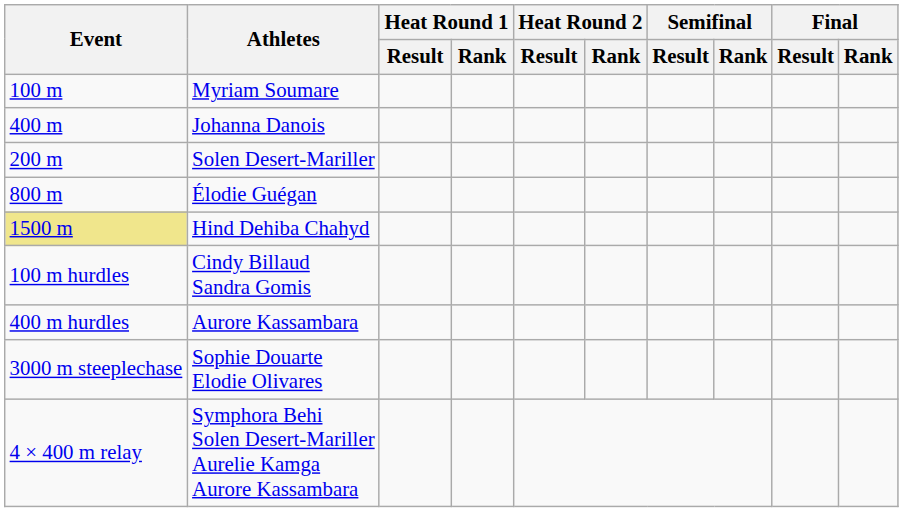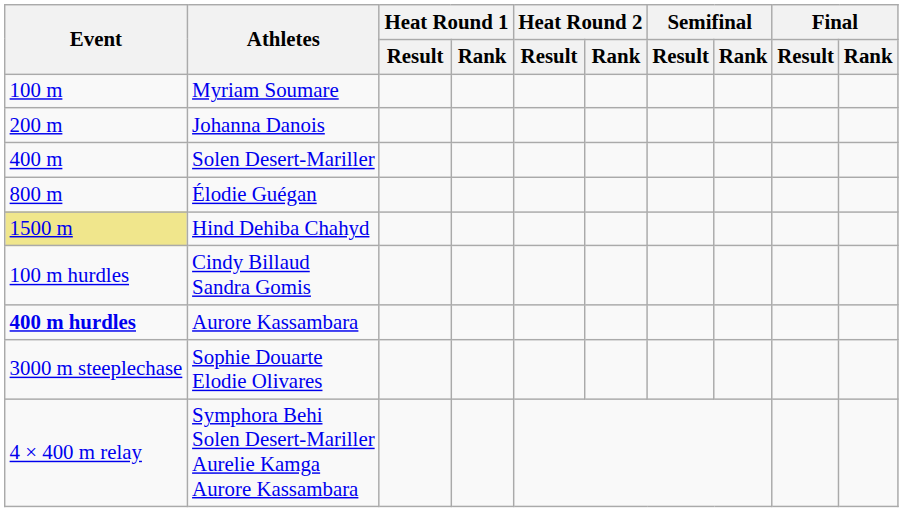(36, 125) 400 m -> (36, 125) 200 m
(36, 159) 200 m -> (36, 159) 400 m
(69, 322) normal -> (73, 322) bold
